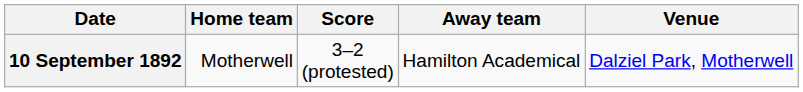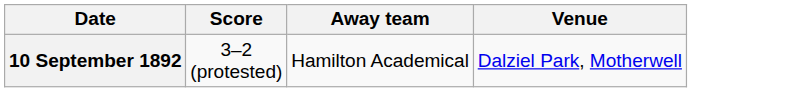- column: (242, 19)
